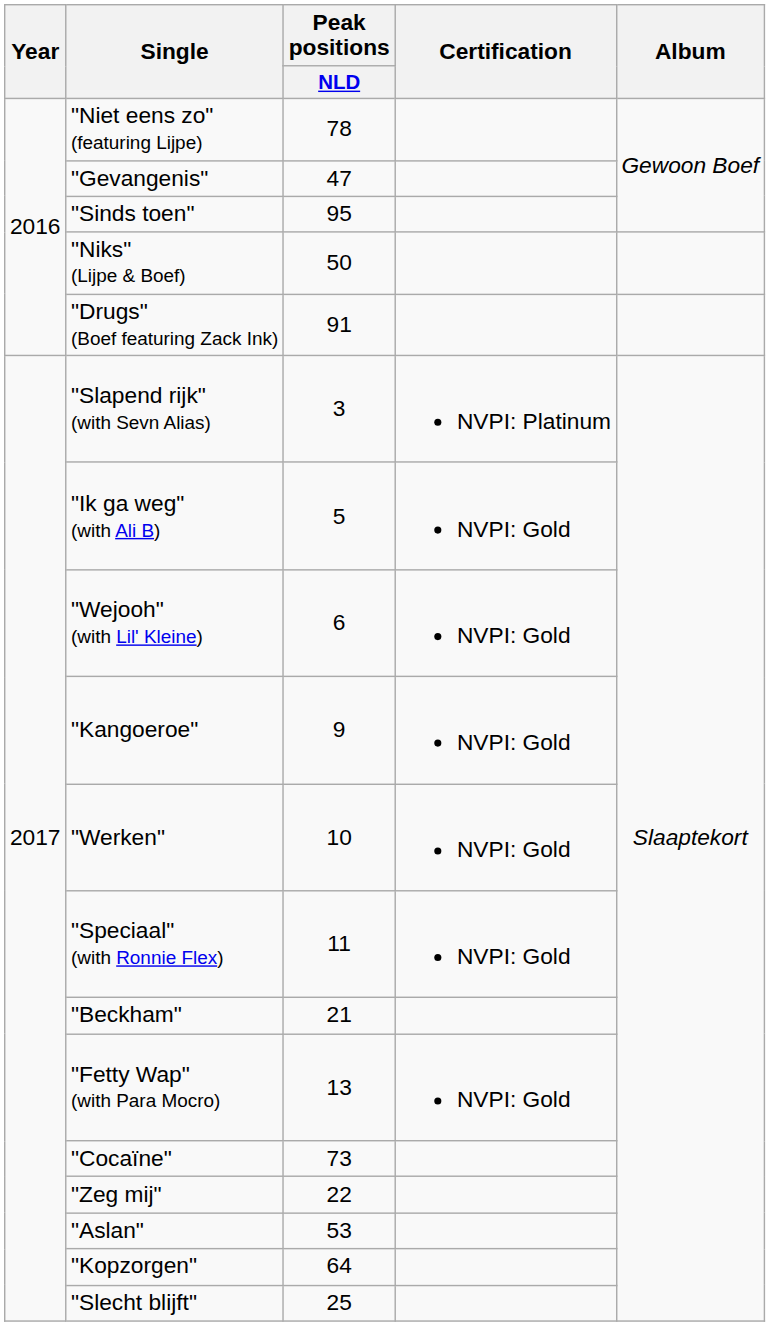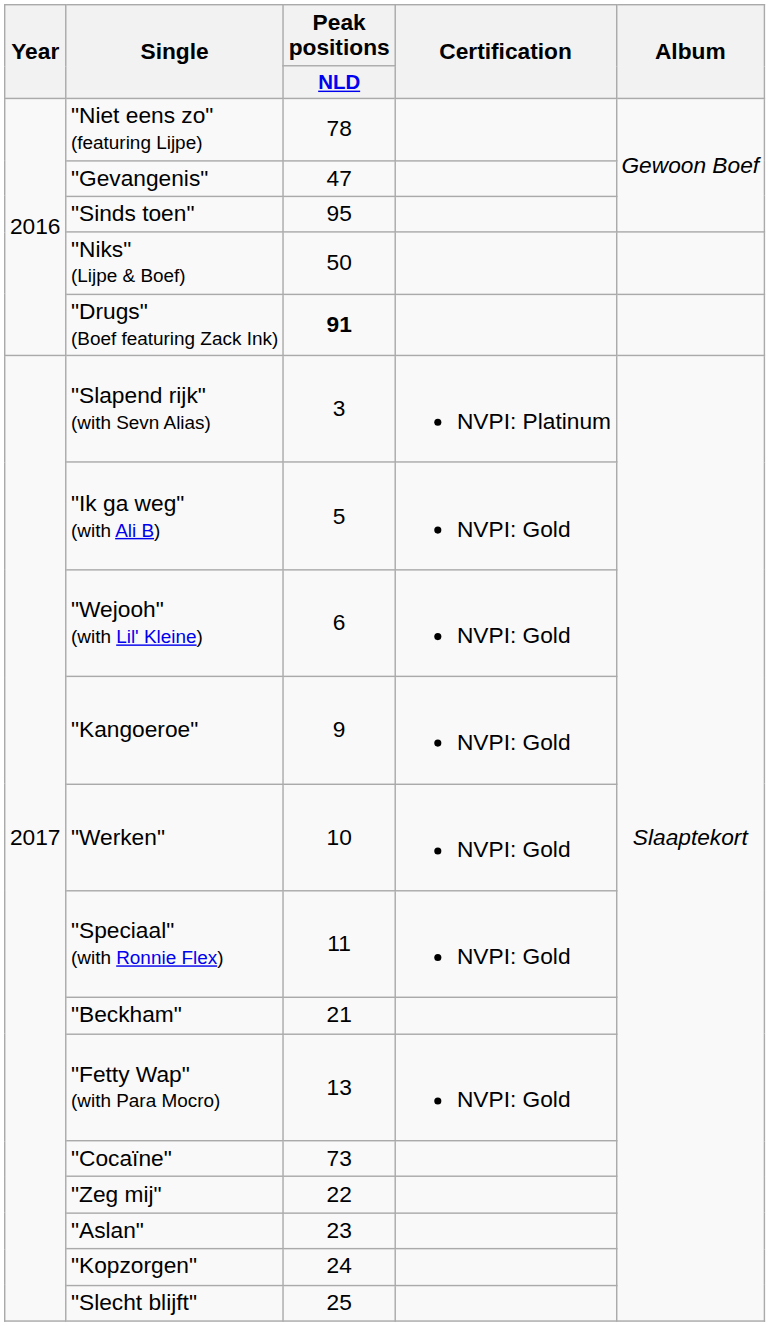(339, 324) normal -> (339, 324) bold
(339, 1230) 53 -> (339, 1230) 23
(339, 1266) 64 -> (339, 1266) 24
